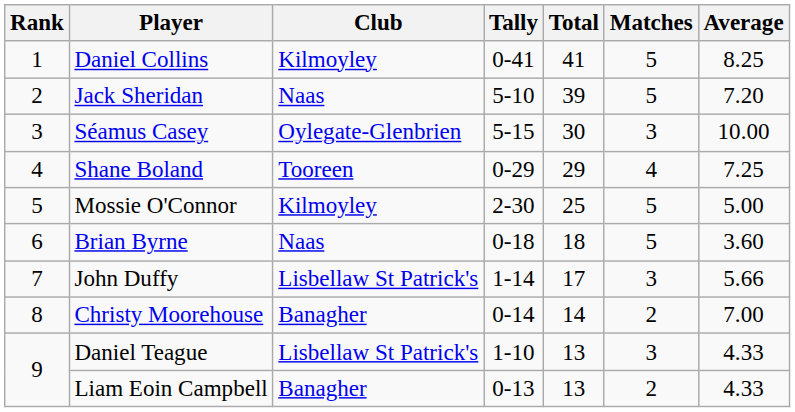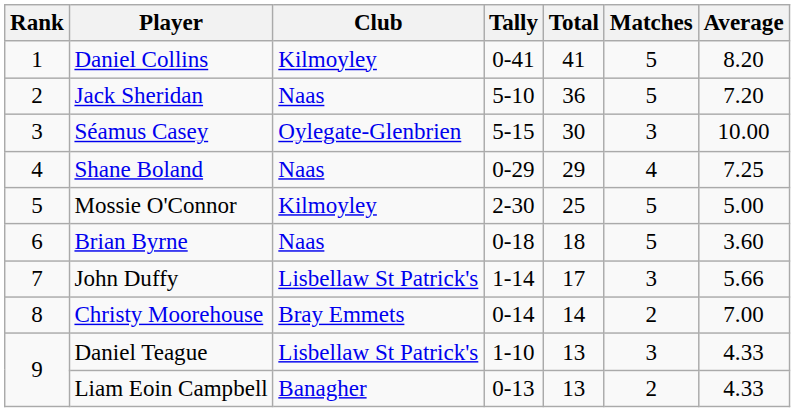(744, 59) 8.25 -> (744, 59) 8.20
(574, 95) 39 -> (574, 95) 36
(316, 168) Tooreen -> (301, 168) Naas
(322, 315) Banagher -> (341, 315) Bray Emmets
